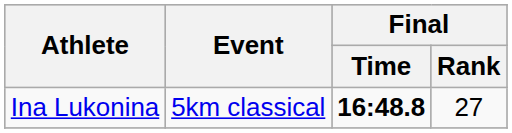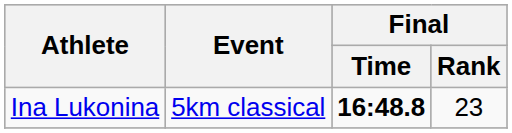(469, 107) 27 -> (469, 107) 23
